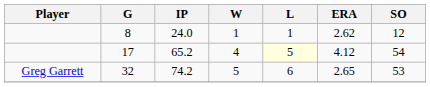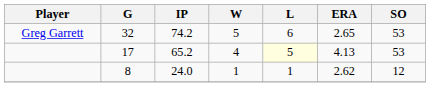rows swapped: (128, 71) <-> (128, 33)
(344, 52) 4.12 -> (344, 52) 4.13
(398, 52) 54 -> (398, 52) 53
